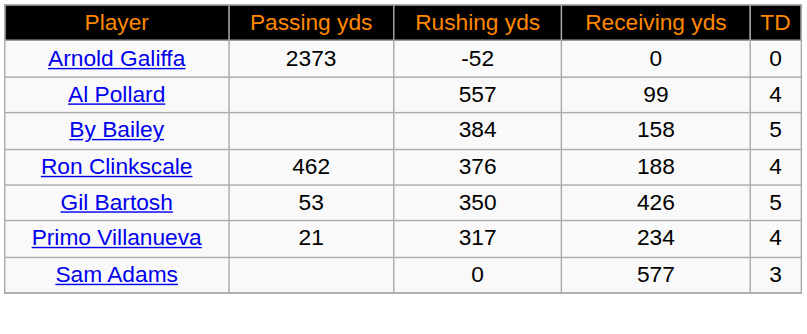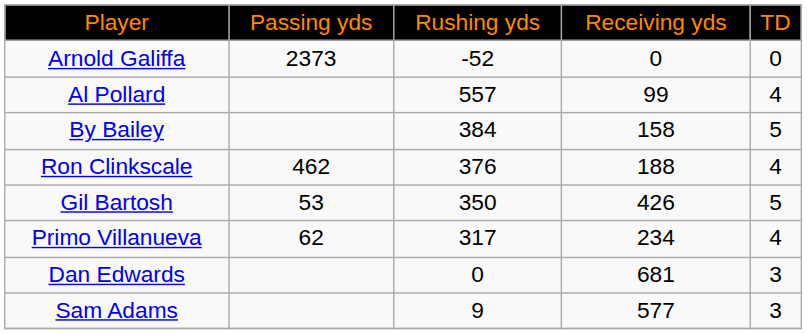(311, 238) 21 -> (311, 238) 62
+ row: (117, 274)
(478, 274) 0 -> (478, 310) 9
